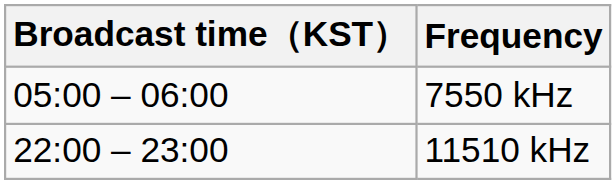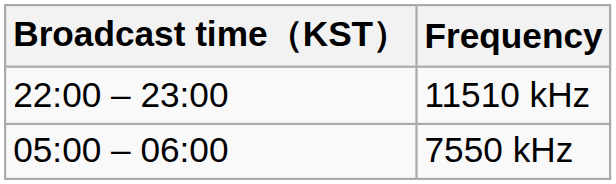rows swapped: (507, 150) <-> (499, 94)
